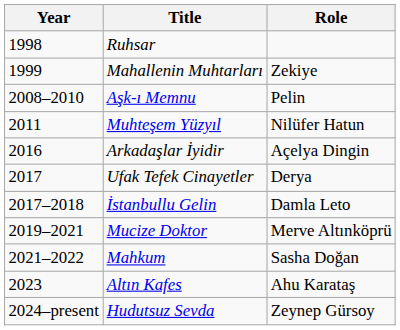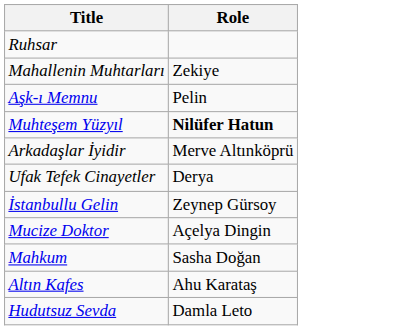- column: (54, 17)
(318, 124) normal -> (223, 124) bold
(320, 151) Açelya Dingin -> (233, 151) Merve Altınköprü
(311, 204) Damla Leto -> (224, 204) Zeynep Gürsoy
(331, 230) Merve Altınköprü -> (222, 230) Açelya Dingin
(323, 310) Zeynep Gürsoy -> (212, 310) Damla Leto
